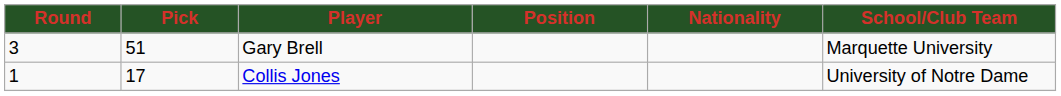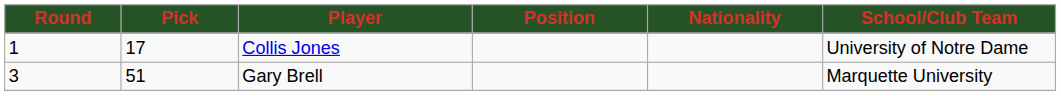rows swapped: (291, 76) <-> (283, 47)
